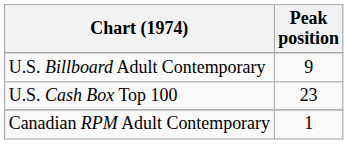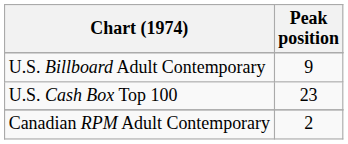(309, 124) 1 -> (309, 124) 2
